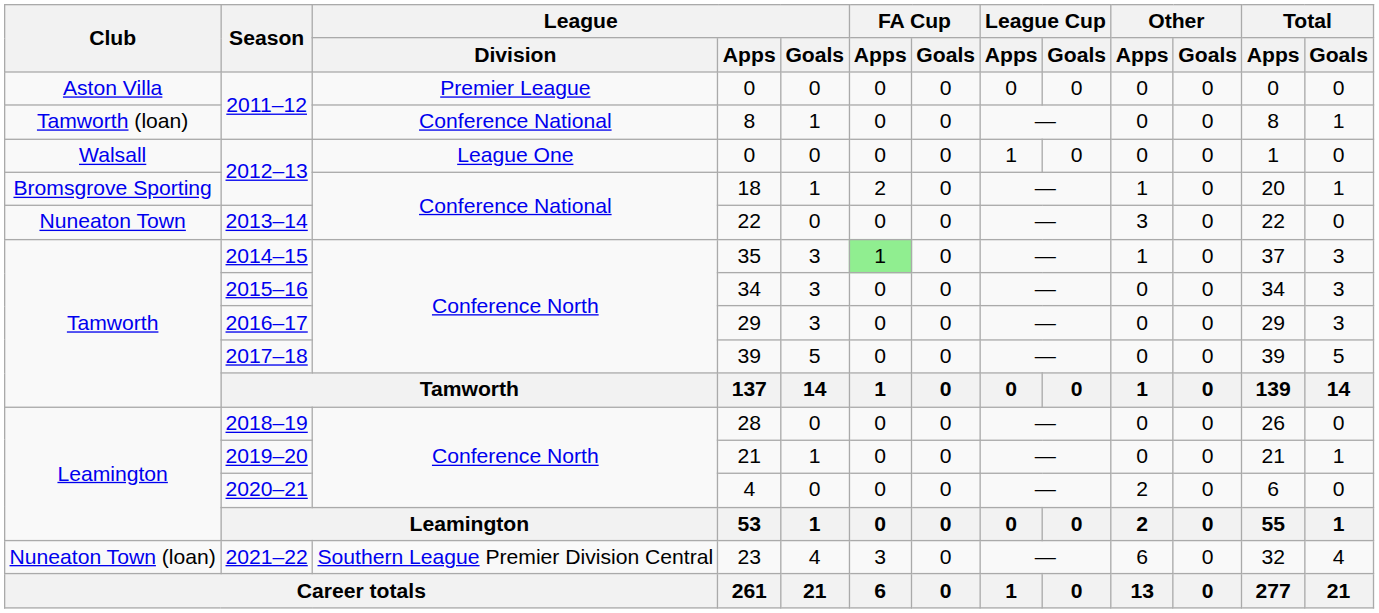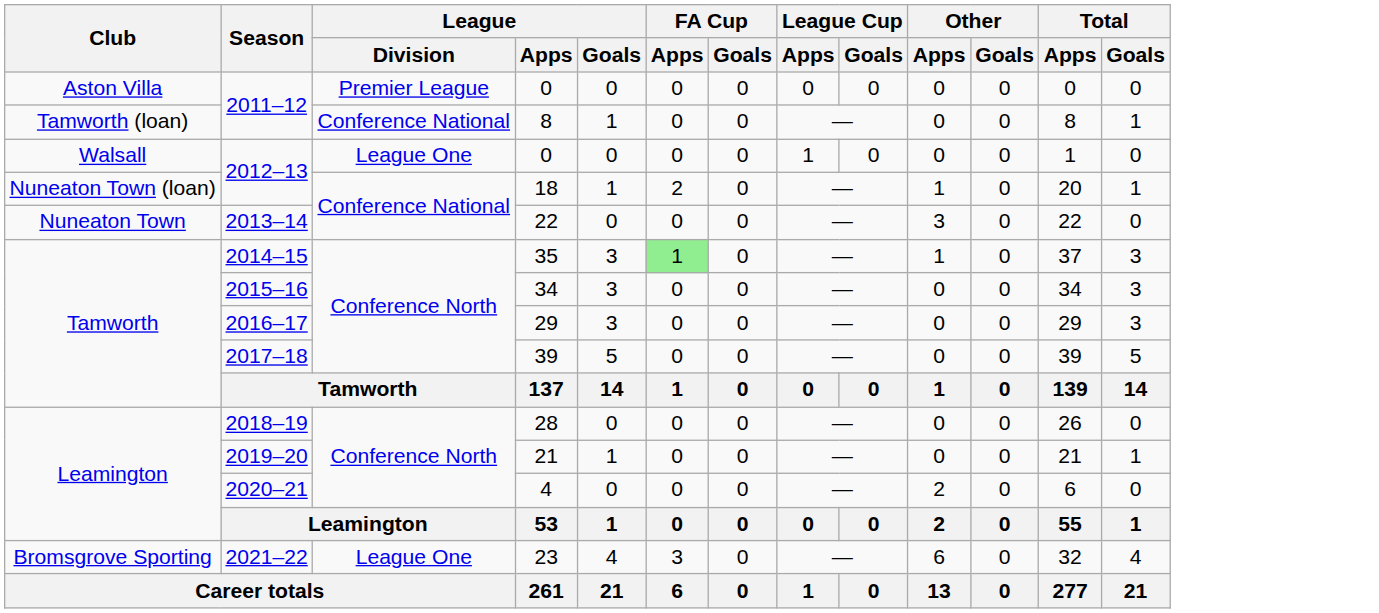(113, 188) Bromsgrove Sporting -> (113, 188) Nuneaton Town (loan)
(113, 557) Nuneaton Town (loan) -> (113, 557) Bromsgrove Sporting
(515, 557) Southern League Premier Division Central -> (414, 557) League One
